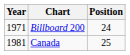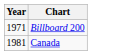- column: (106, 12)
